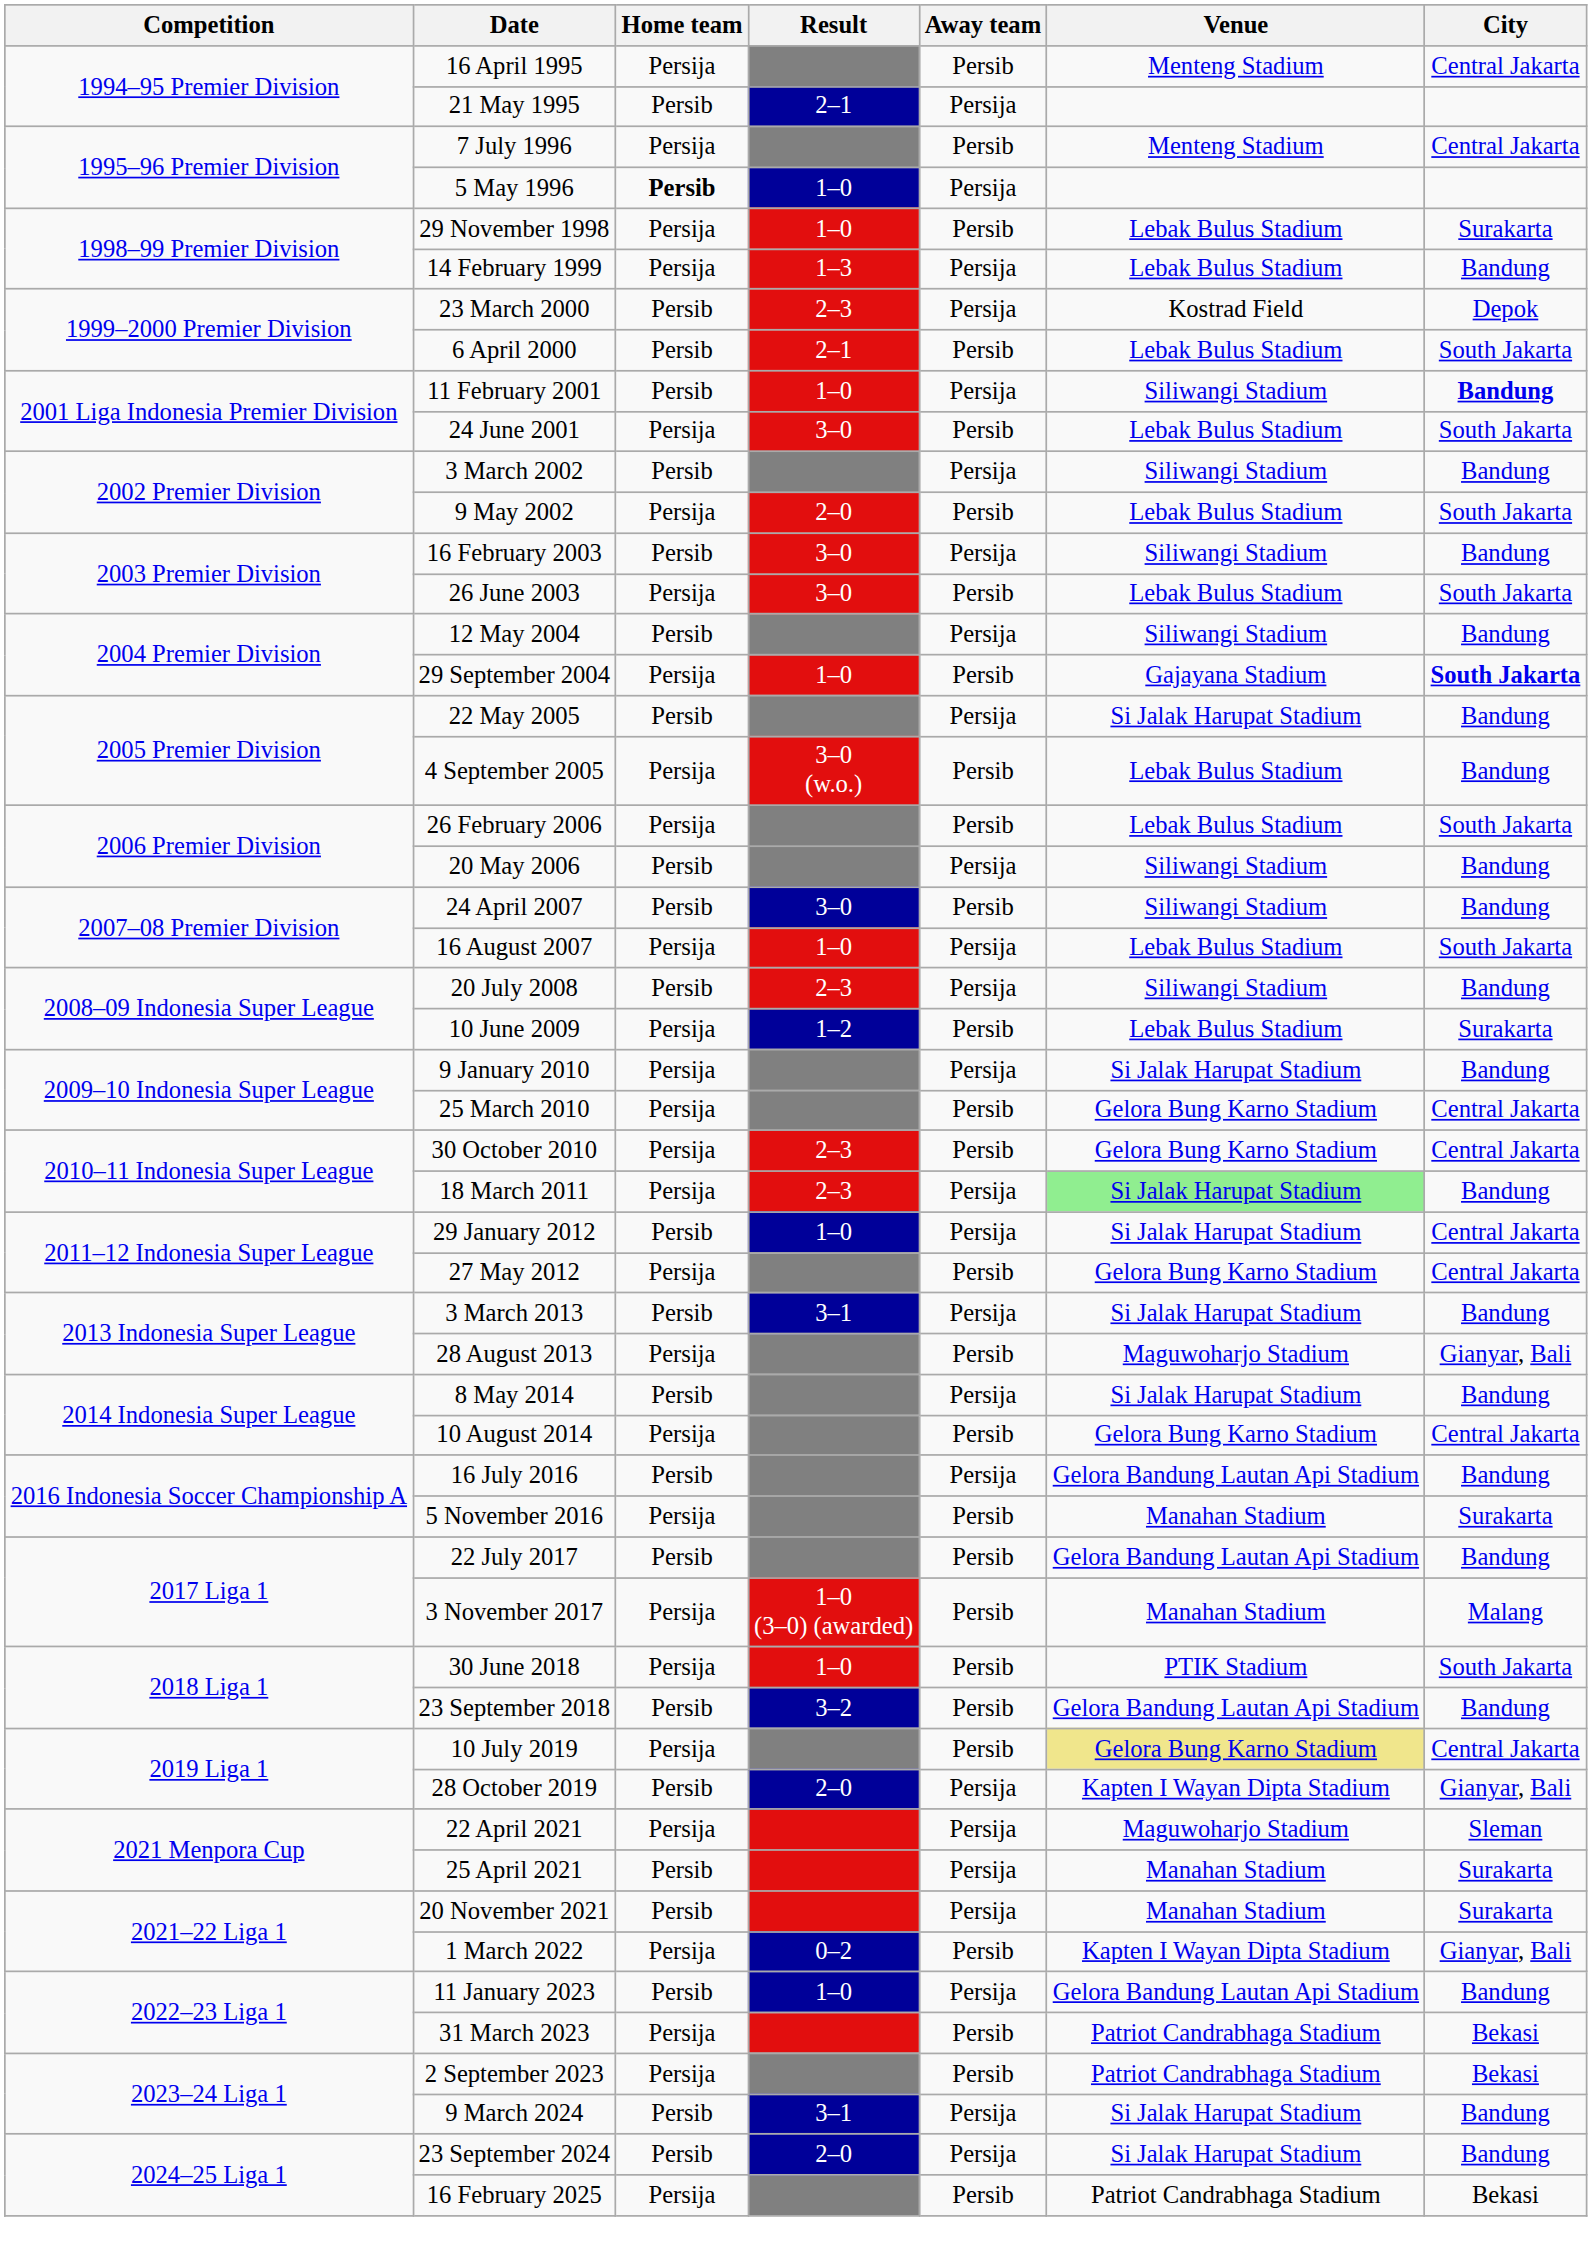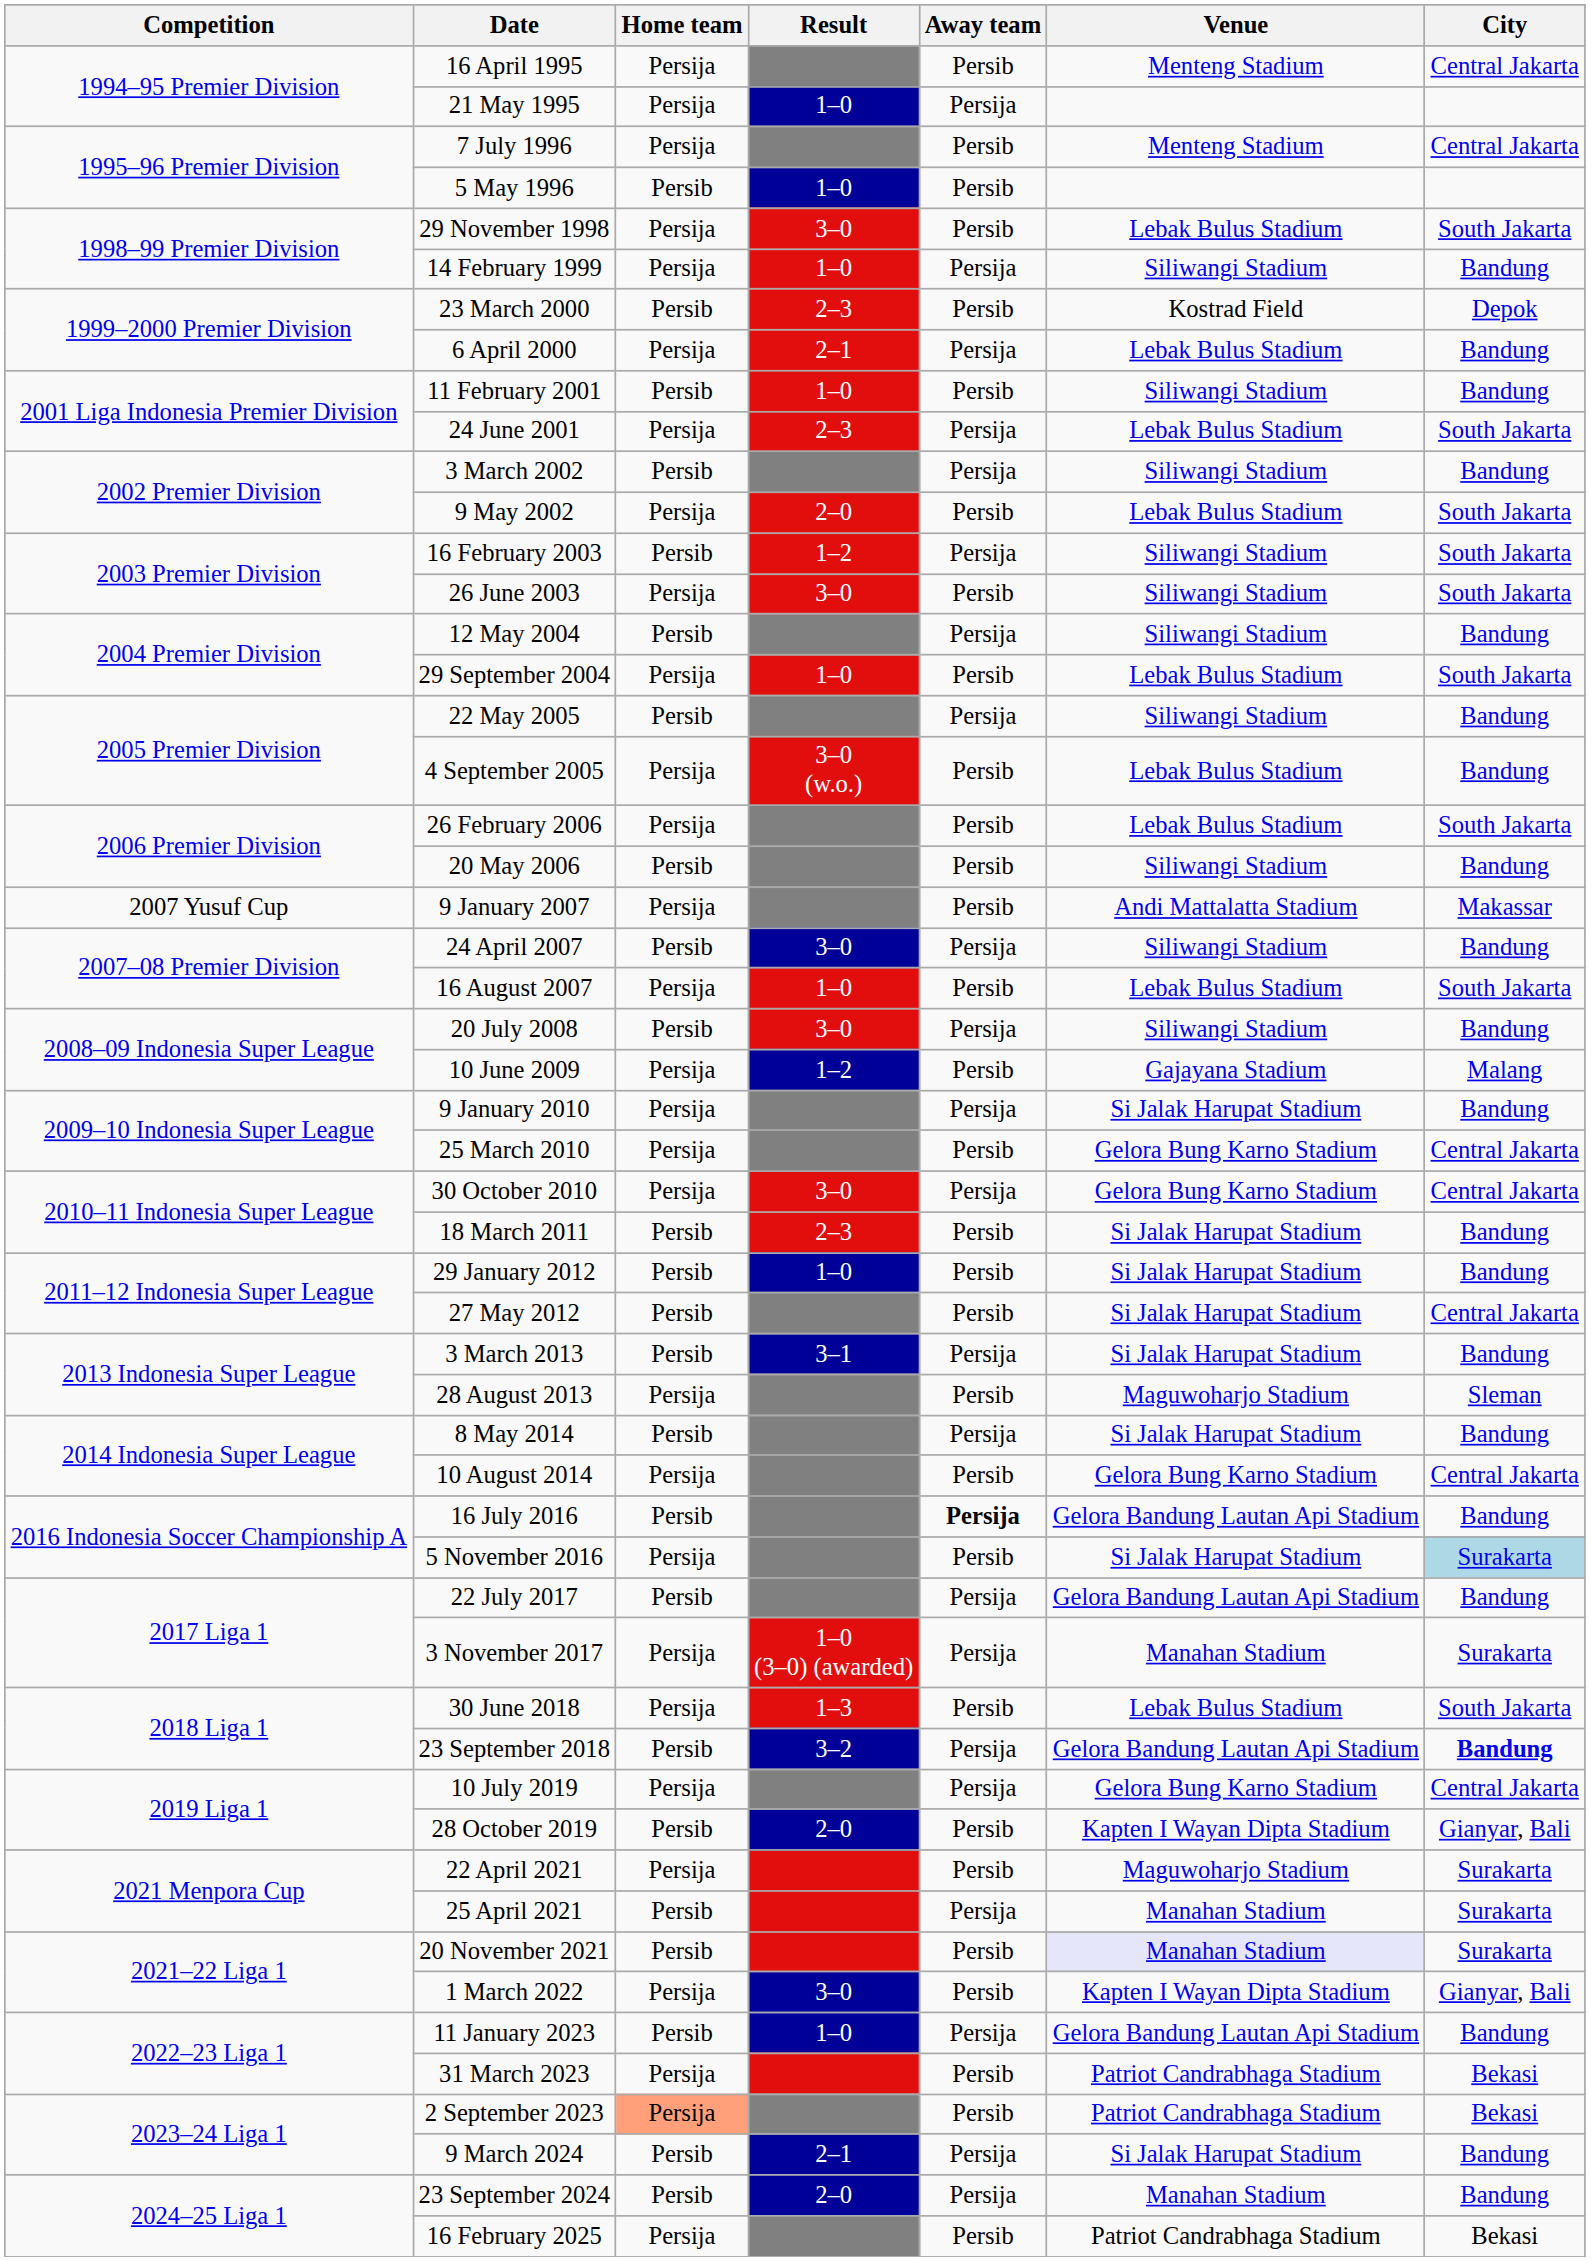(682, 106) Persib -> (682, 106) Persija
(834, 106) 2–1 -> (834, 106) 1–0
(682, 187) bold -> (682, 187) normal
(983, 187) Persija -> (983, 187) Persib
(834, 228) 1–0 -> (834, 228) 3–0
(1505, 228) Surakarta -> (1505, 228) South Jakarta
(834, 268) 1–3 -> (834, 268) 1–0
(1236, 268) Lebak Bulus Stadium -> (1236, 268) Siliwangi Stadium
(983, 309) Persija -> (983, 309) Persib
(682, 350) Persib -> (682, 350) Persija
(983, 350) Persib -> (983, 350) Persija
(1505, 350) South Jakarta -> (1505, 350) Bandung
(983, 390) Persija -> (983, 390) Persib
(1505, 390) bold -> (1505, 390) normal
(834, 431) 3–0 -> (834, 431) 2–3
(983, 431) Persib -> (983, 431) Persija
(834, 553) 3–0 -> (834, 553) 1–2
(1505, 553) Bandung -> (1505, 553) South Jakarta
(1236, 593) Lebak Bulus Stadium -> (1236, 593) Siliwangi Stadium
(1236, 674) Gajayana Stadium -> (1236, 674) Lebak Bulus Stadium
(1505, 674) bold -> (1505, 674) normal
(1236, 715) Si Jalak Harupat Stadium -> (1236, 715) Siliwangi Stadium
(983, 866) Persija -> (983, 866) Persib
+ row: (514, 907)
(983, 907) Persib -> (983, 947) Persija
(983, 947) Persija -> (983, 988) Persib
(834, 988) 2–3 -> (834, 1028) 3–0
(1236, 1028) Lebak Bulus Stadium -> (1236, 1069) Gajayana Stadium
(1505, 1028) Surakarta -> (1505, 1069) Malang
(834, 1150) 2–3 -> (834, 1191) 3–0
(983, 1150) Persib -> (983, 1191) Persija
(682, 1191) Persija -> (682, 1232) Persib
(983, 1191) Persija -> (983, 1232) Persib
(1236, 1191) lightgreen background -> (1236, 1232) no background
(983, 1232) Persija -> (983, 1272) Persib
(1505, 1232) Central Jakarta -> (1505, 1272) Bandung
(682, 1272) Persija -> (682, 1313) Persib
(1236, 1272) Gelora Bung Karno Stadium -> (1236, 1313) Si Jalak Harupat Stadium
(1505, 1353) Gianyar, Bali -> (1505, 1394) Sleman
(983, 1475) normal -> (983, 1516) bold
(1236, 1516) Manahan Stadium -> (1236, 1556) Si Jalak Harupat Stadium
(1505, 1516) no background -> (1505, 1556) lightblue background
(983, 1556) Persib -> (983, 1597) Persija
(983, 1612) Persib -> (983, 1652) Persija
(1505, 1612) Malang -> (1505, 1652) Surakarta
(834, 1667) 1–0 -> (834, 1707) 1–3
(1236, 1667) PTIK Stadium -> (1236, 1707) Lebak Bulus Stadium
(983, 1707) Persib -> (983, 1748) Persija
(1505, 1707) normal -> (1505, 1748) bold
(983, 1748) Persib -> (983, 1789) Persija
(1236, 1748) khaki background -> (1236, 1789) no background
(983, 1789) Persija -> (983, 1829) Persib
(983, 1829) Persija -> (983, 1870) Persib
(1505, 1829) Sleman -> (1505, 1870) Surakarta
(983, 1910) Persija -> (983, 1951) Persib
(1236, 1910) no background -> (1236, 1951) lavender background
(834, 1951) 0–2 -> (834, 1992) 3–0
(682, 2073) no background -> (682, 2113) lightsalmon background
(834, 2113) 3–1 -> (834, 2154) 2–1
(1236, 2154) Si Jalak Harupat Stadium -> (1236, 2195) Manahan Stadium
